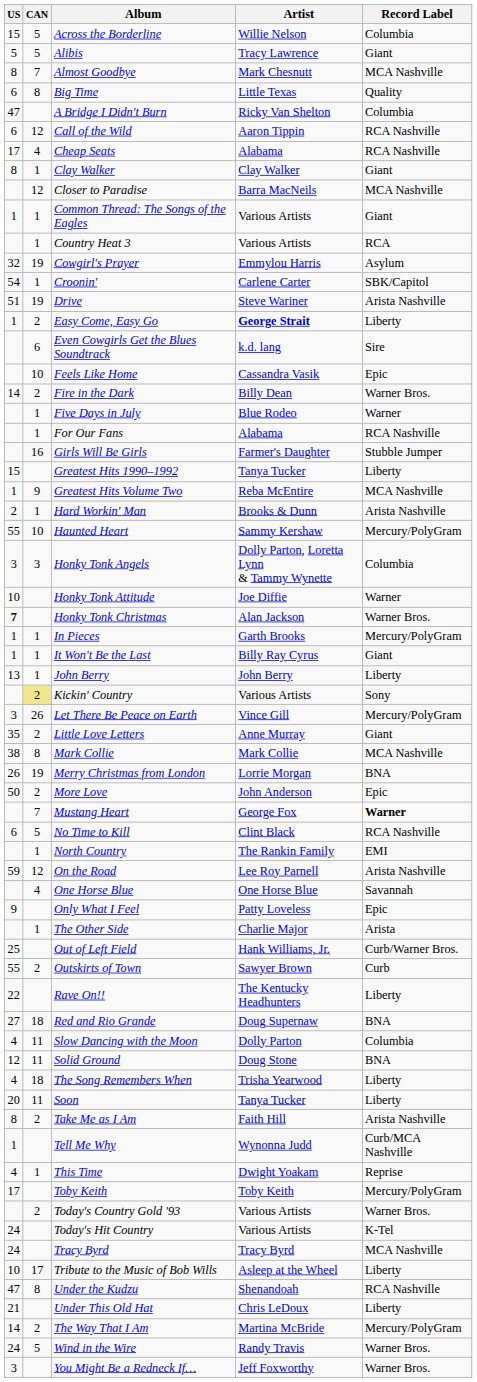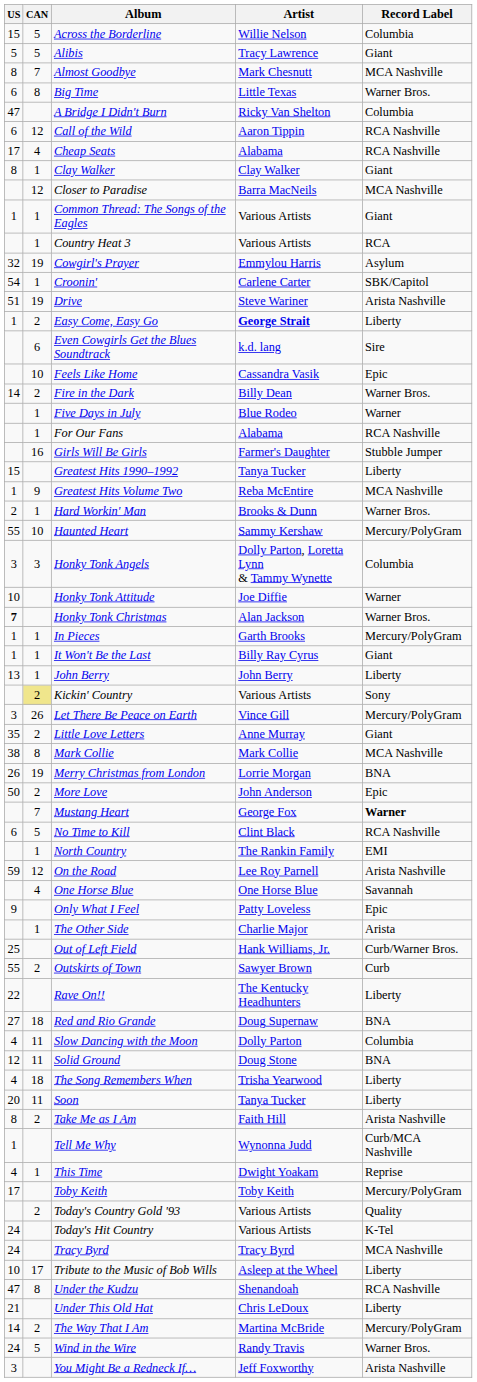(383, 92) Quality -> (398, 92) Warner Bros.
(405, 510) Arista Nashville -> (398, 510) Warner Bros.
(398, 1211) Warner Bros. -> (383, 1211) Quality
(398, 1367) Warner Bros. -> (405, 1367) Arista Nashville
